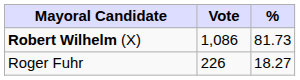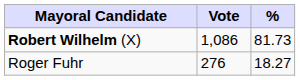(213, 63) 226 -> (213, 63) 276
